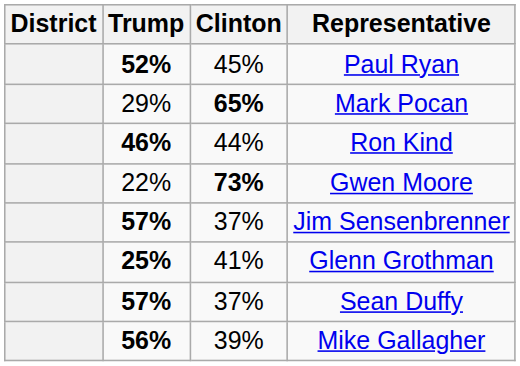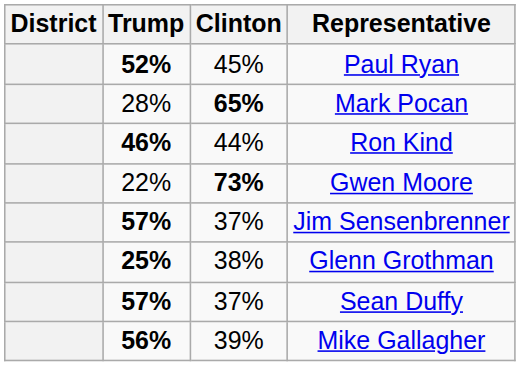(146, 103) 29% -> (146, 103) 28%
(239, 261) 41% -> (239, 261) 38%
